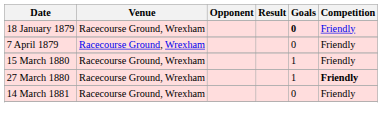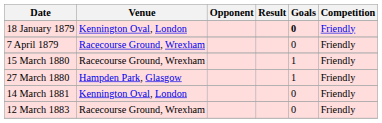(142, 28) Racecourse Ground, Wrexham -> (133, 28) Kennington Oval, London
(142, 77) Racecourse Ground, Wrexham -> (130, 77) Hampden Park, Glasgow
(339, 77) bold -> (338, 77) normal
(142, 93) Racecourse Ground, Wrexham -> (133, 93) Kennington Oval, London
+ row: (38, 110)
